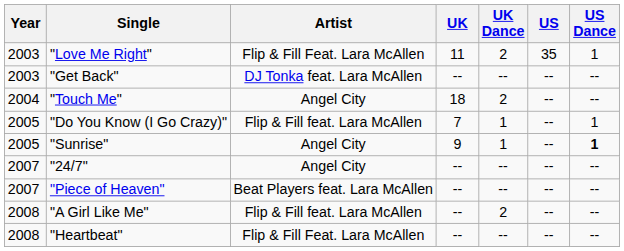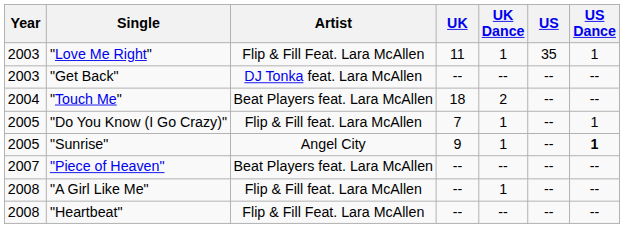(503, 54) 2 -> (503, 54) 1
(333, 99) Angel City -> (333, 99) Beat Players feat. Lara McAllen
- row: (69, 167)
(503, 212) 2 -> (503, 189) 1
